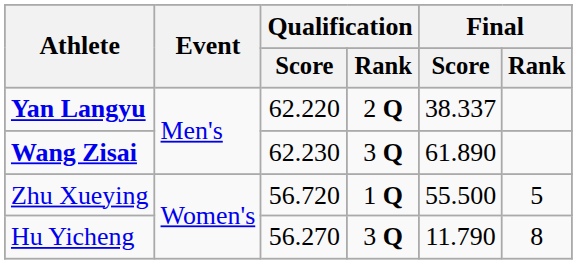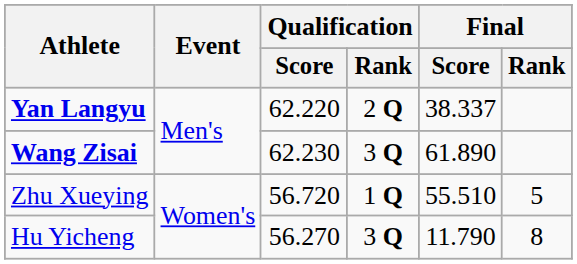(461, 194) 55.500 -> (461, 194) 55.510
